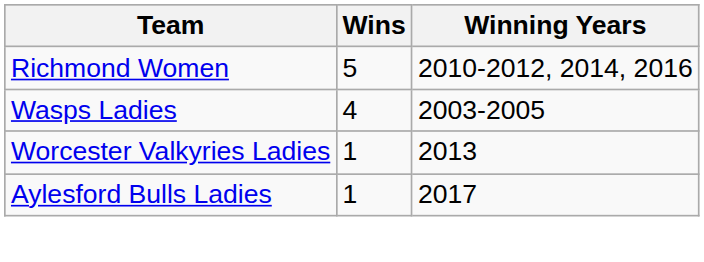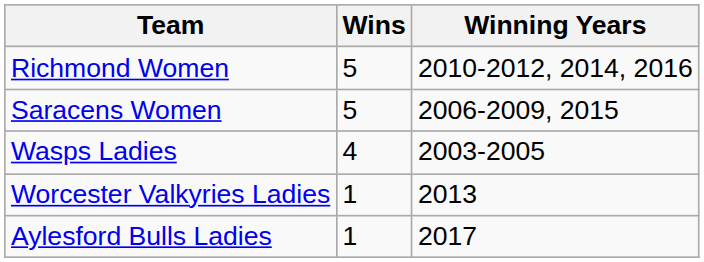+ row: (116, 109)
